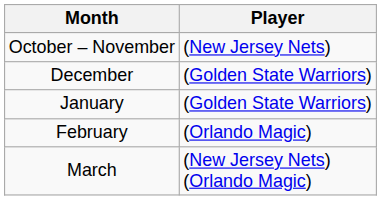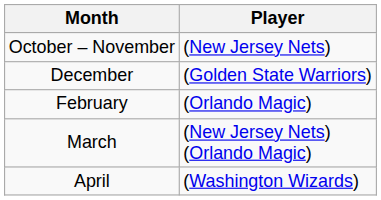- row: (92, 103)
+ row: (92, 180)
